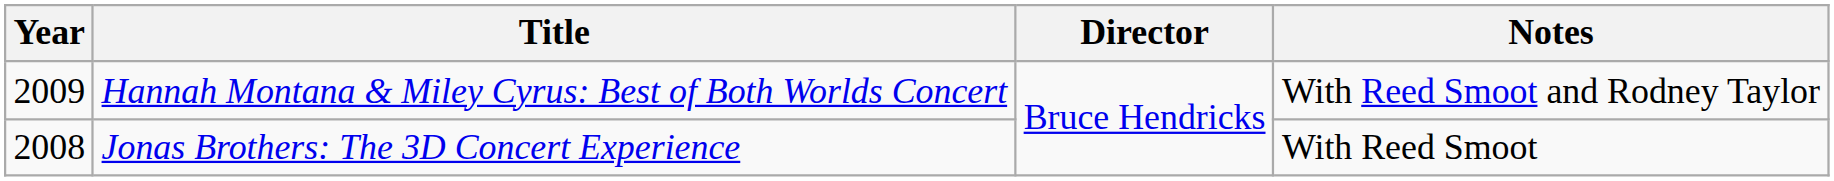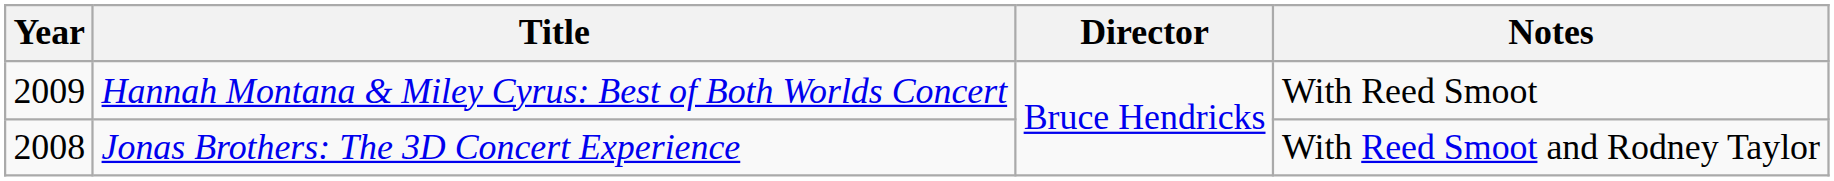(1551, 89) With Reed Smoot and Rodney Taylor -> (1410, 89) With Reed Smoot
(1410, 146) With Reed Smoot -> (1551, 146) With Reed Smoot and Rodney Taylor
